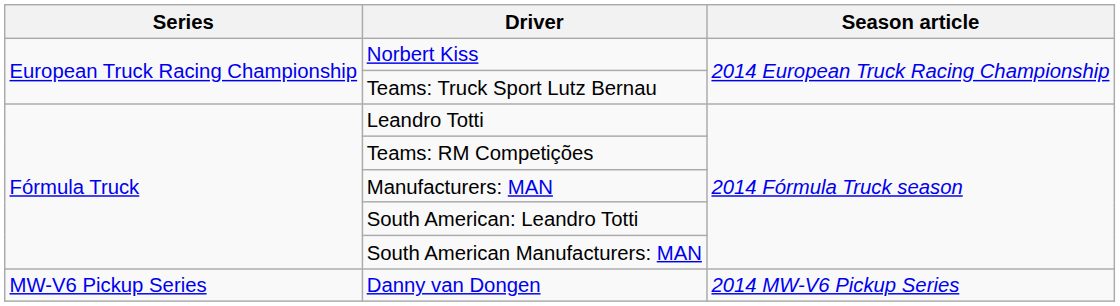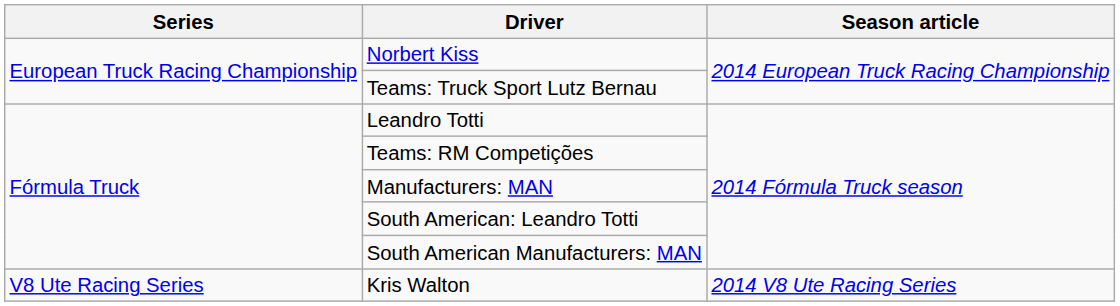- row: (454, 285)
+ row: (418, 285)
